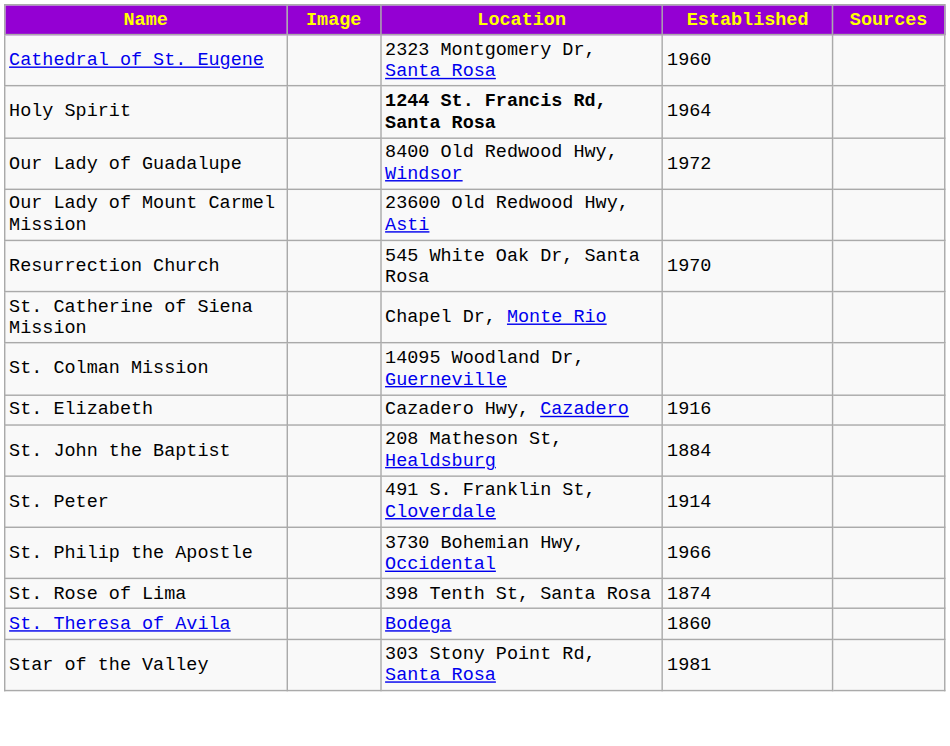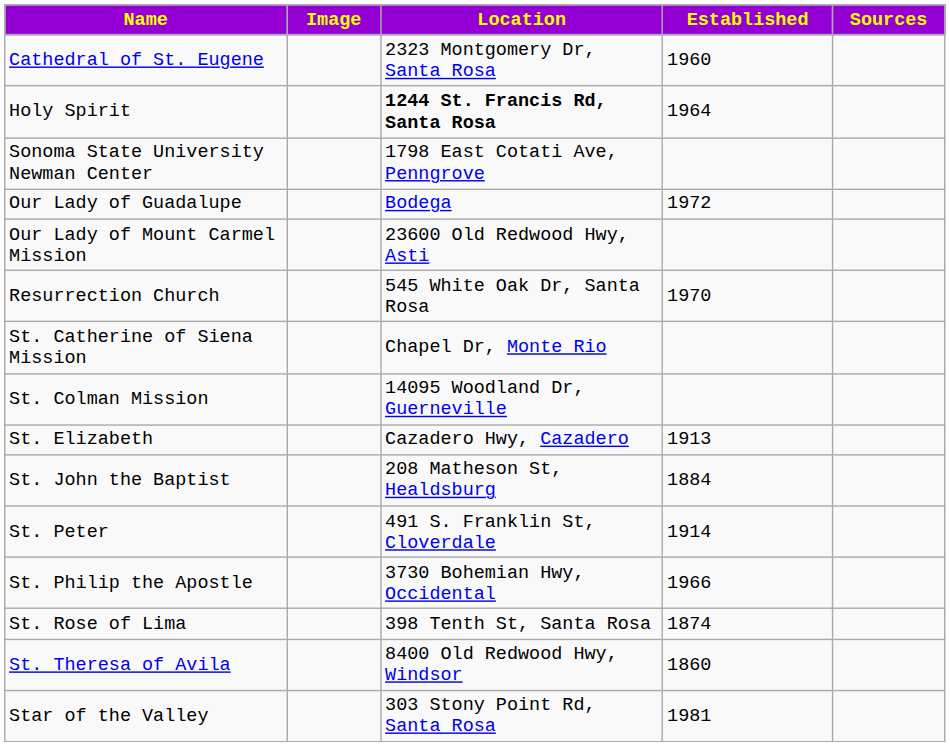+ row: (137, 163)
(501, 163) 8400 Old Redwood Hwy, Windsor -> (418, 204) Bodega
(689, 410) 1916 -> (689, 440) 1913
(418, 624) Bodega -> (501, 665) 8400 Old Redwood Hwy, Windsor
